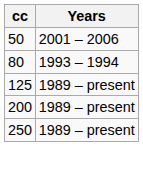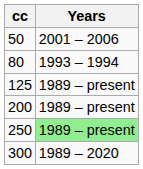(87, 130) no background -> (87, 130) lightgreen background
+ row: (20, 153)
